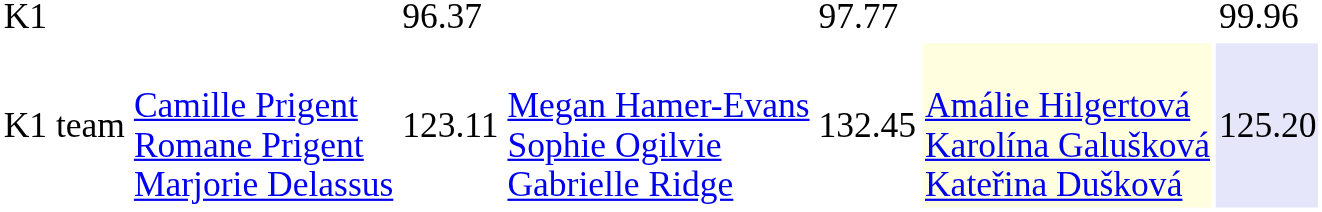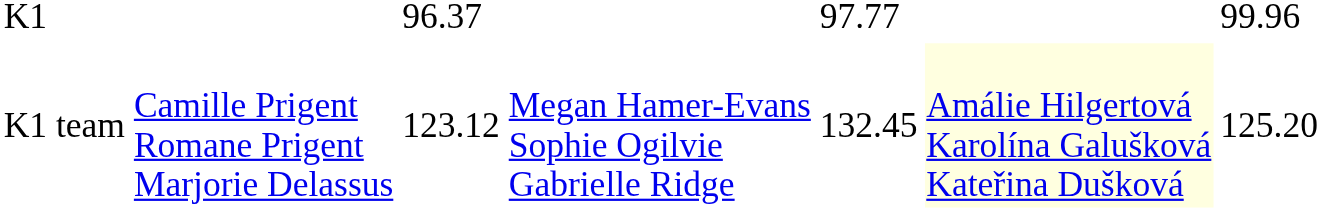(450, 124) 123.11 -> (451, 124) 123.12
(1268, 124) lavender background -> (1269, 124) no background
